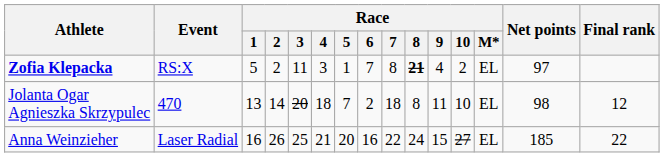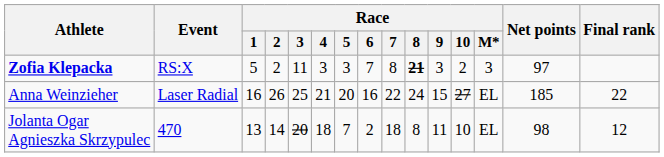(346, 68) 1 -> (346, 68) 3
(439, 68) 4 -> (439, 68) 3
(489, 68) EL -> (489, 68) 3
rows swapped: (63, 139) <-> (79, 104)
